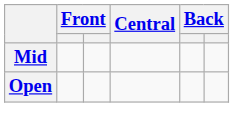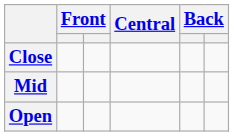+ row: (31, 57)
